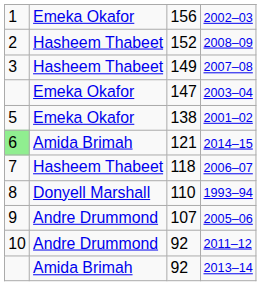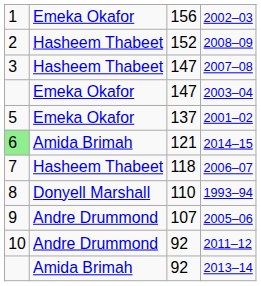(184, 67) 149 -> (184, 67) 147
(184, 117) 138 -> (184, 117) 137
